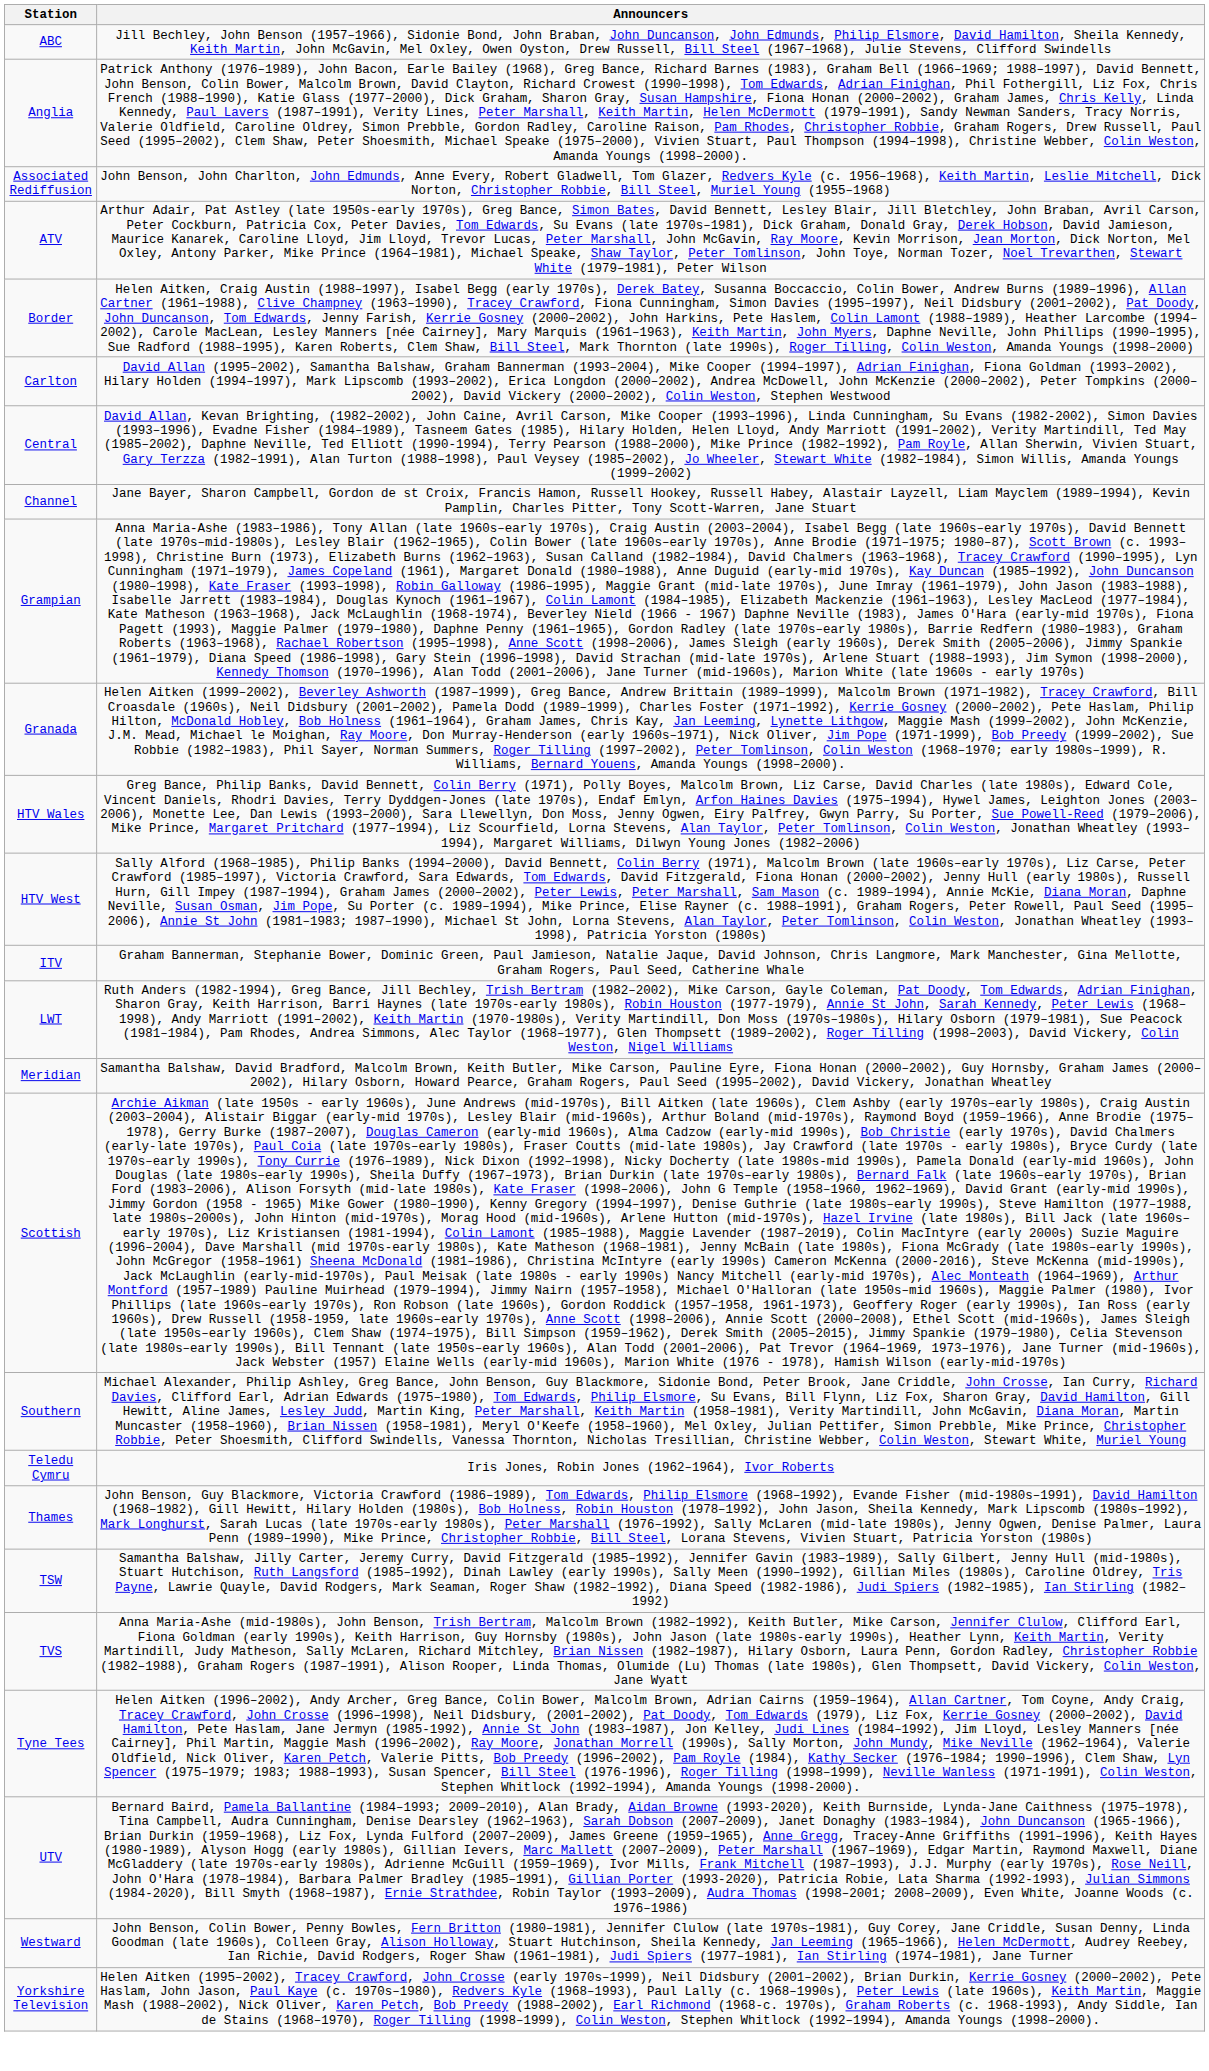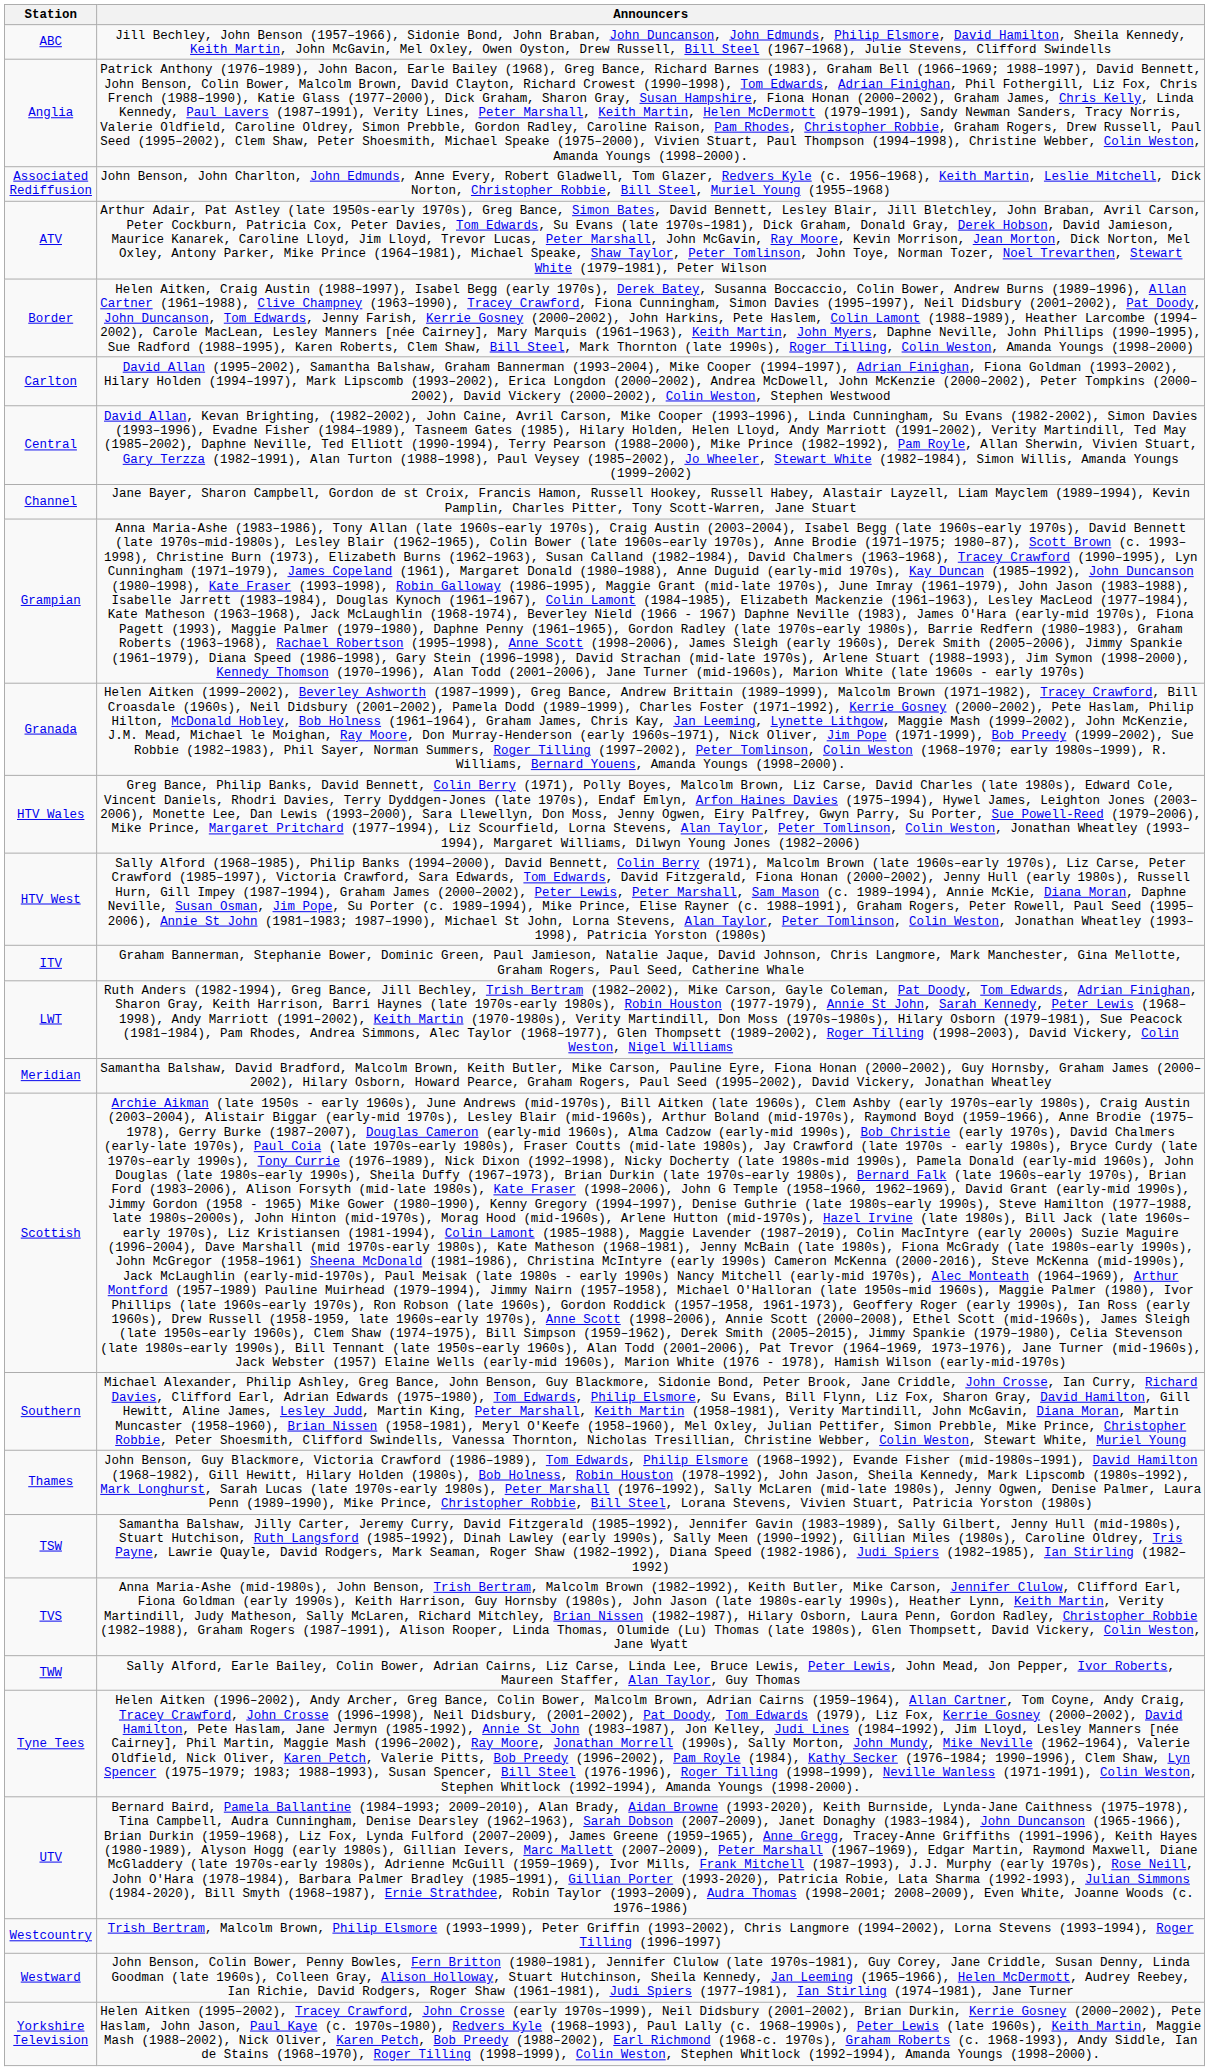- row: (51, 1468)
+ row: (51, 1673)
+ row: (51, 1936)
